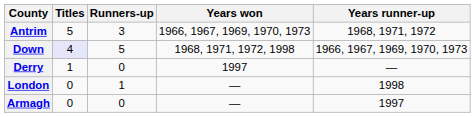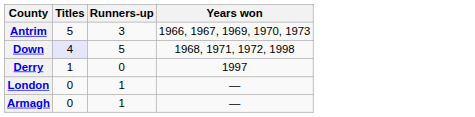- column: (391, 13)
(122, 103) 0 -> (122, 103) 1
